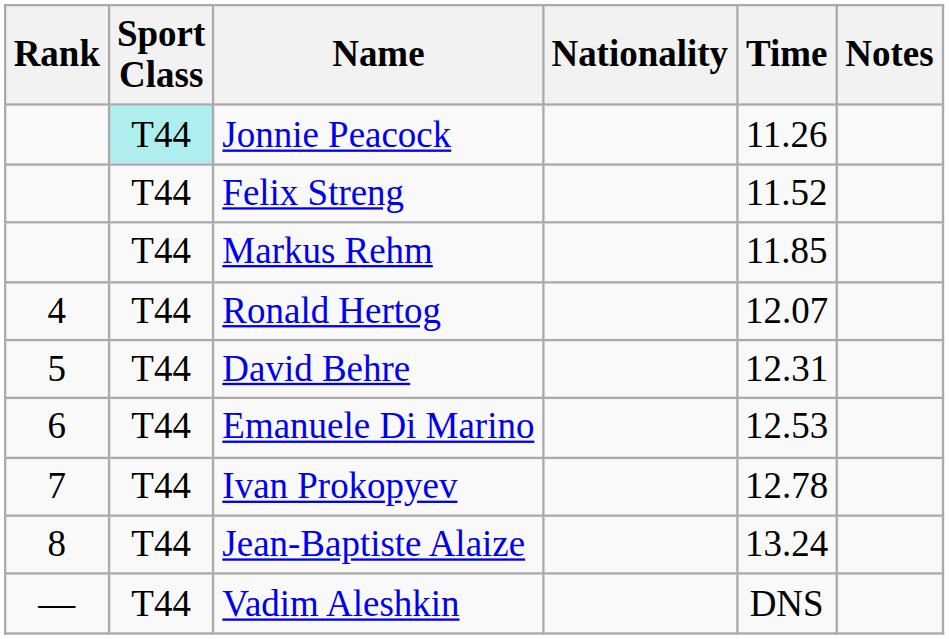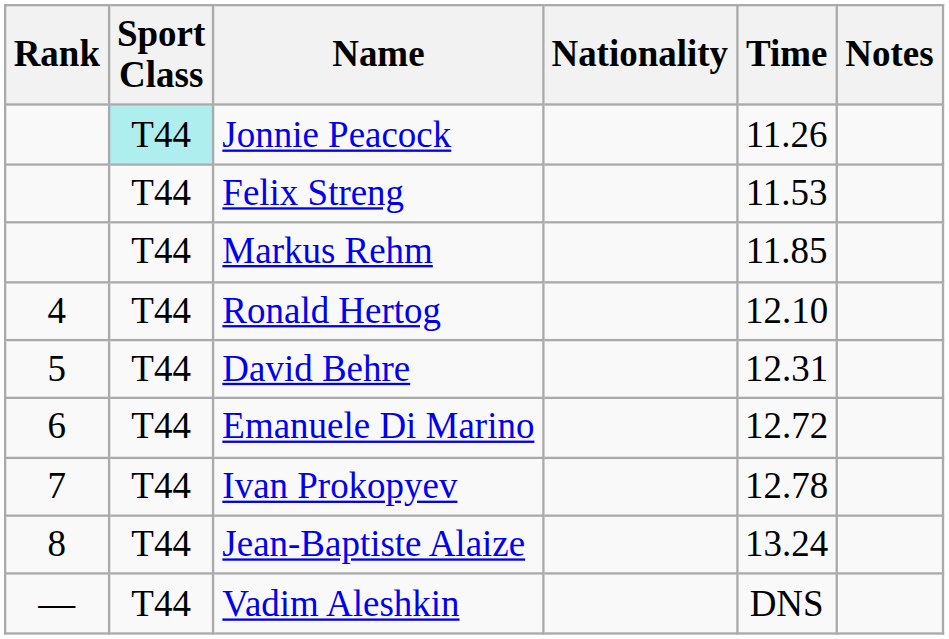(787, 192) 11.52 -> (787, 192) 11.53
(787, 309) 12.07 -> (787, 309) 12.10
(787, 427) 12.53 -> (787, 427) 12.72
